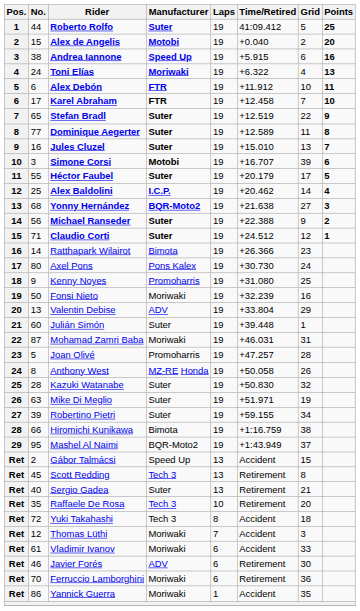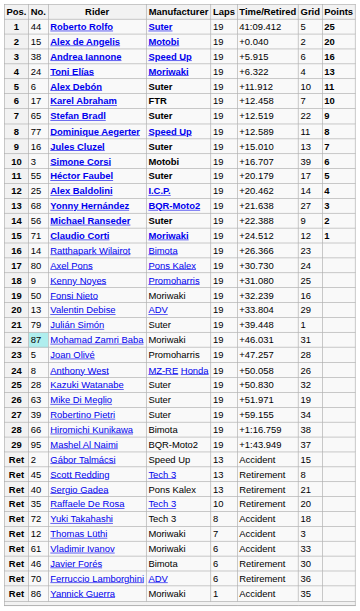(158, 87) FTR -> (160, 87) Suter
(160, 131) Suter -> (170, 131) Speed Up
(160, 236) Suter -> (169, 236) Moriwaki
(36, 325) 60 -> (36, 325) 79
(36, 340) no background -> (36, 340) paleturquoise background
(160, 489) Suter -> (172, 489) Pons Kalex
(158, 564) ADV -> (163, 564) Bimota
(167, 579) Moriwaki -> (158, 579) ADV
